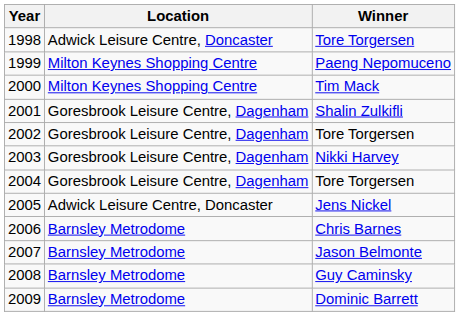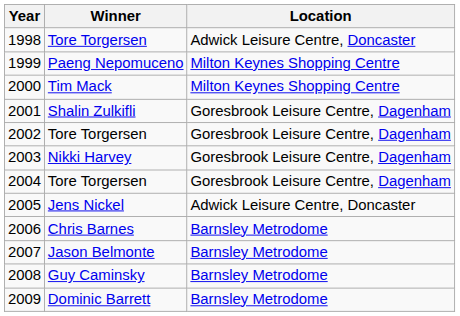columns swapped: (178, 16) <-> (383, 16)
